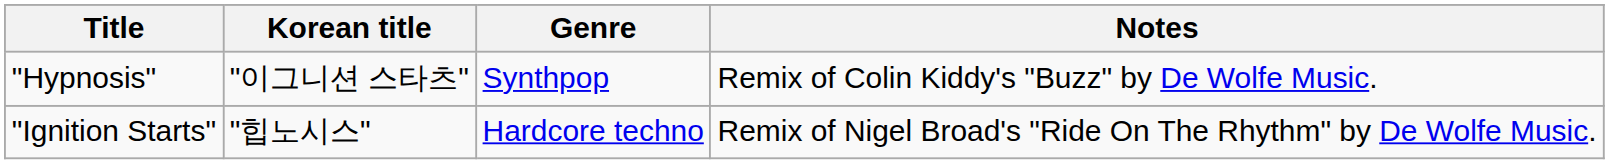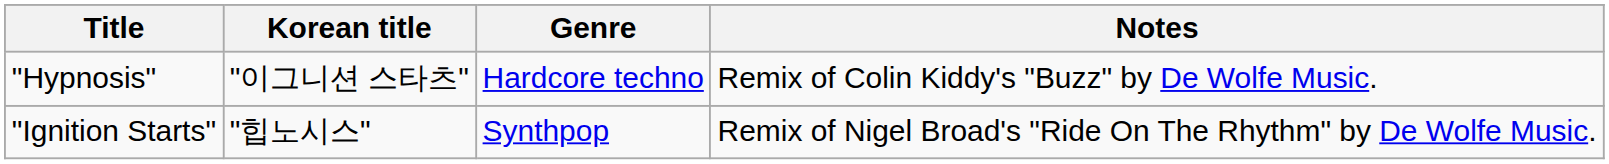(546, 78) Synthpop -> (593, 78) Hardcore techno
(593, 131) Hardcore techno -> (546, 131) Synthpop
